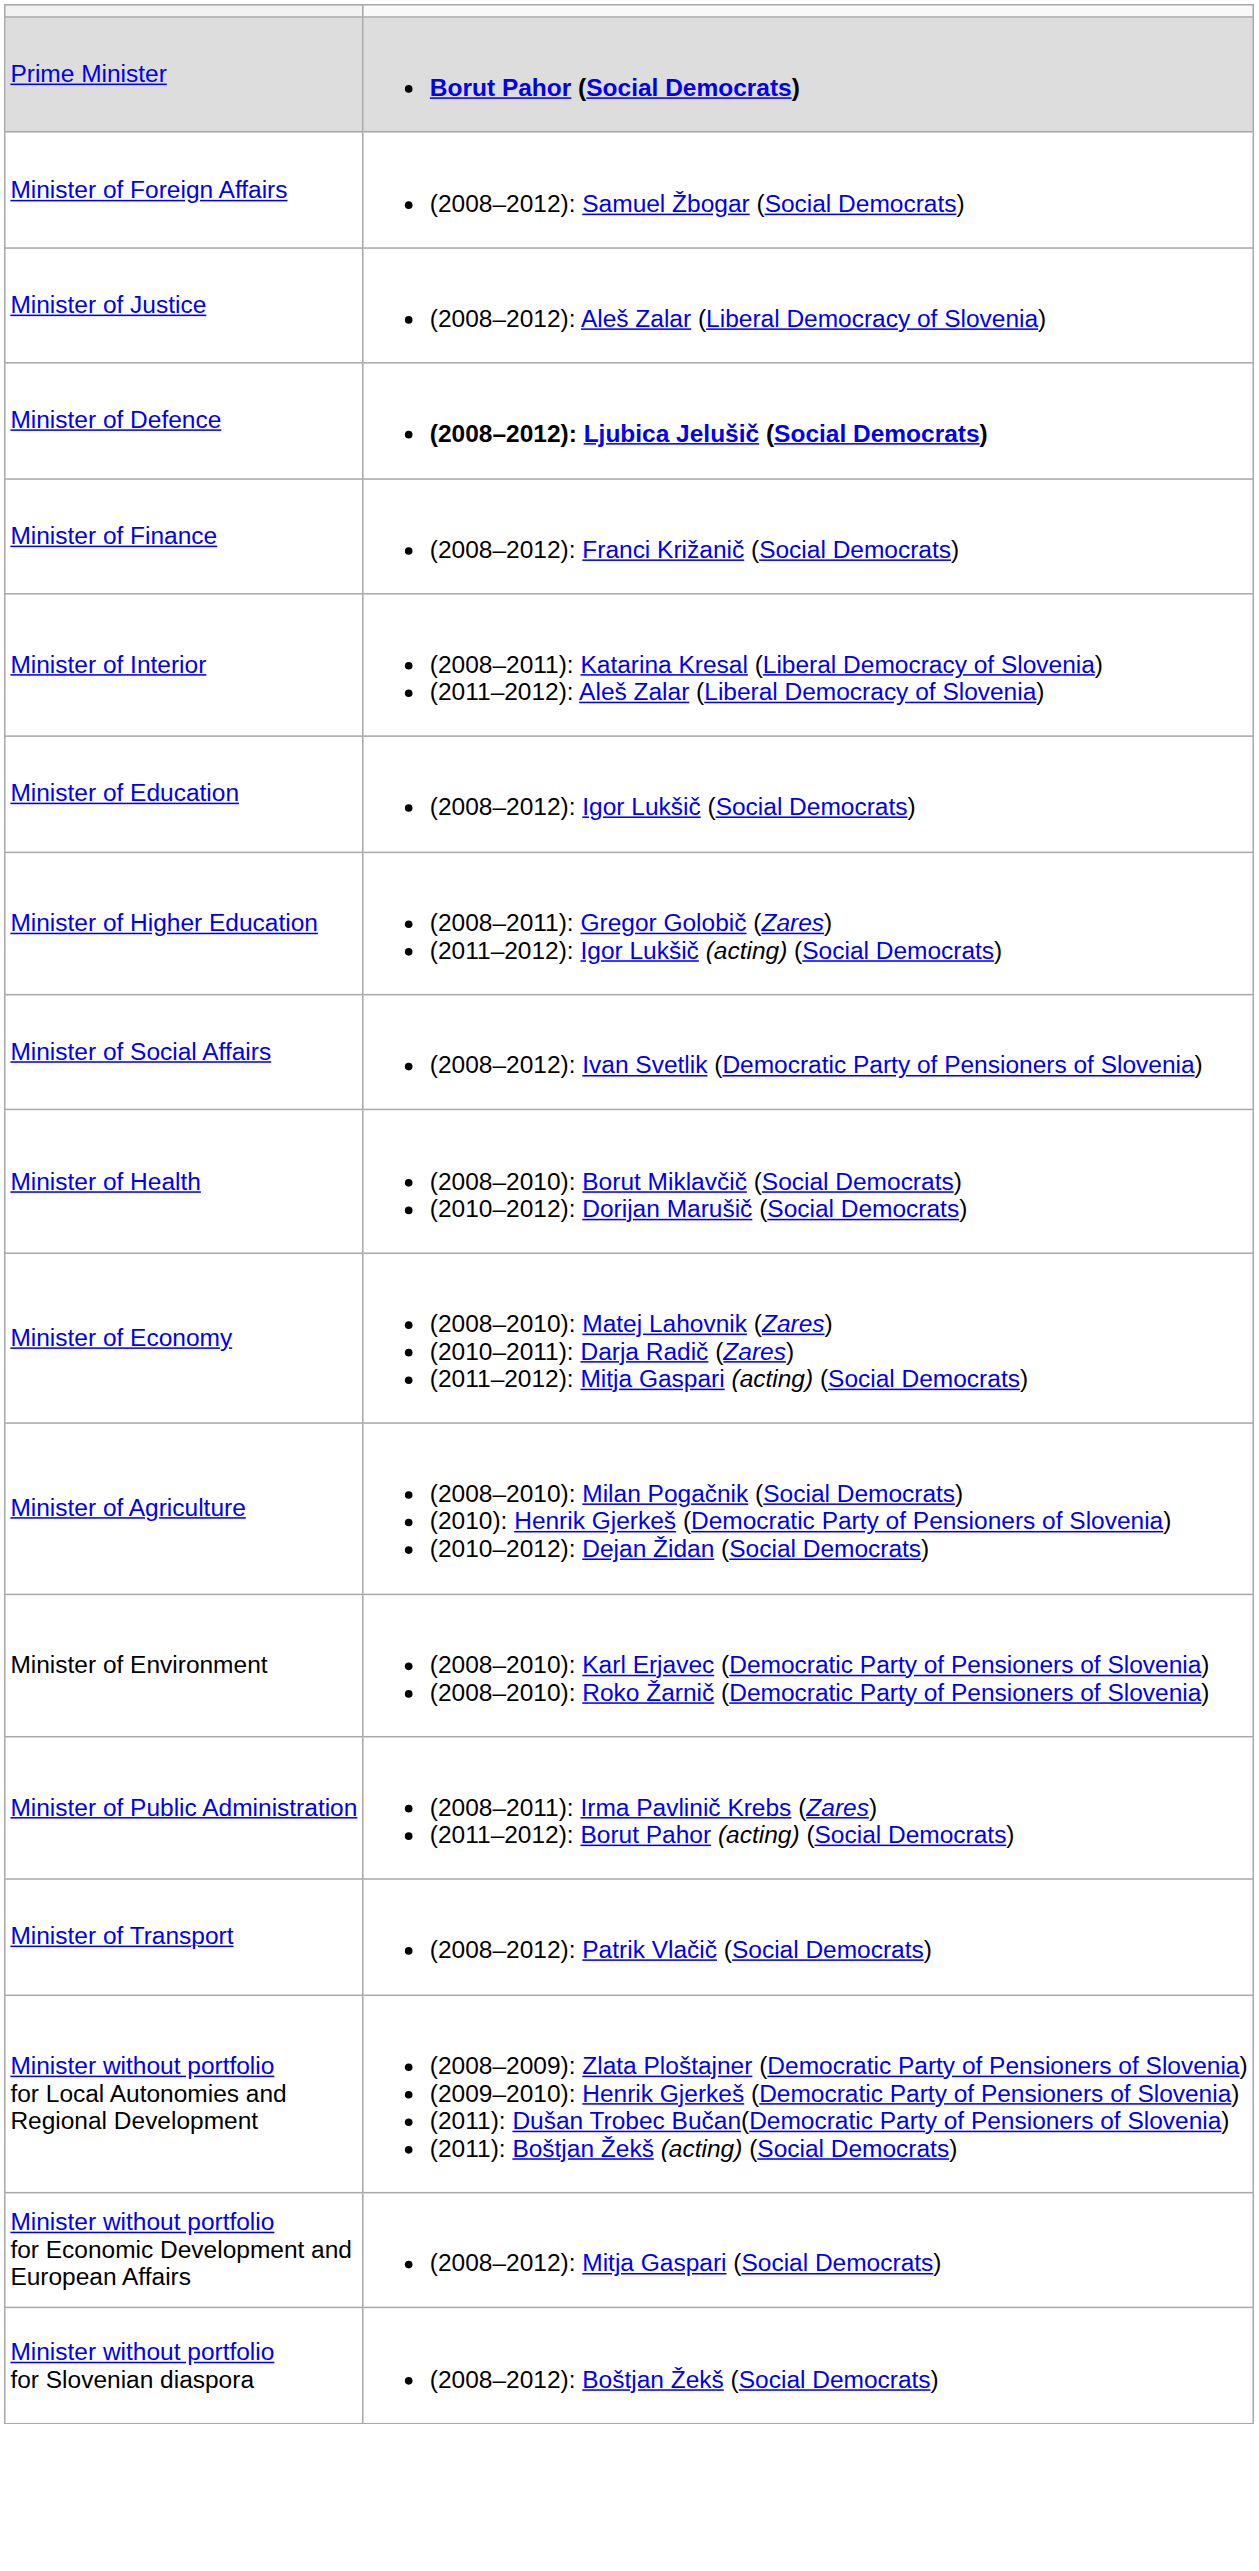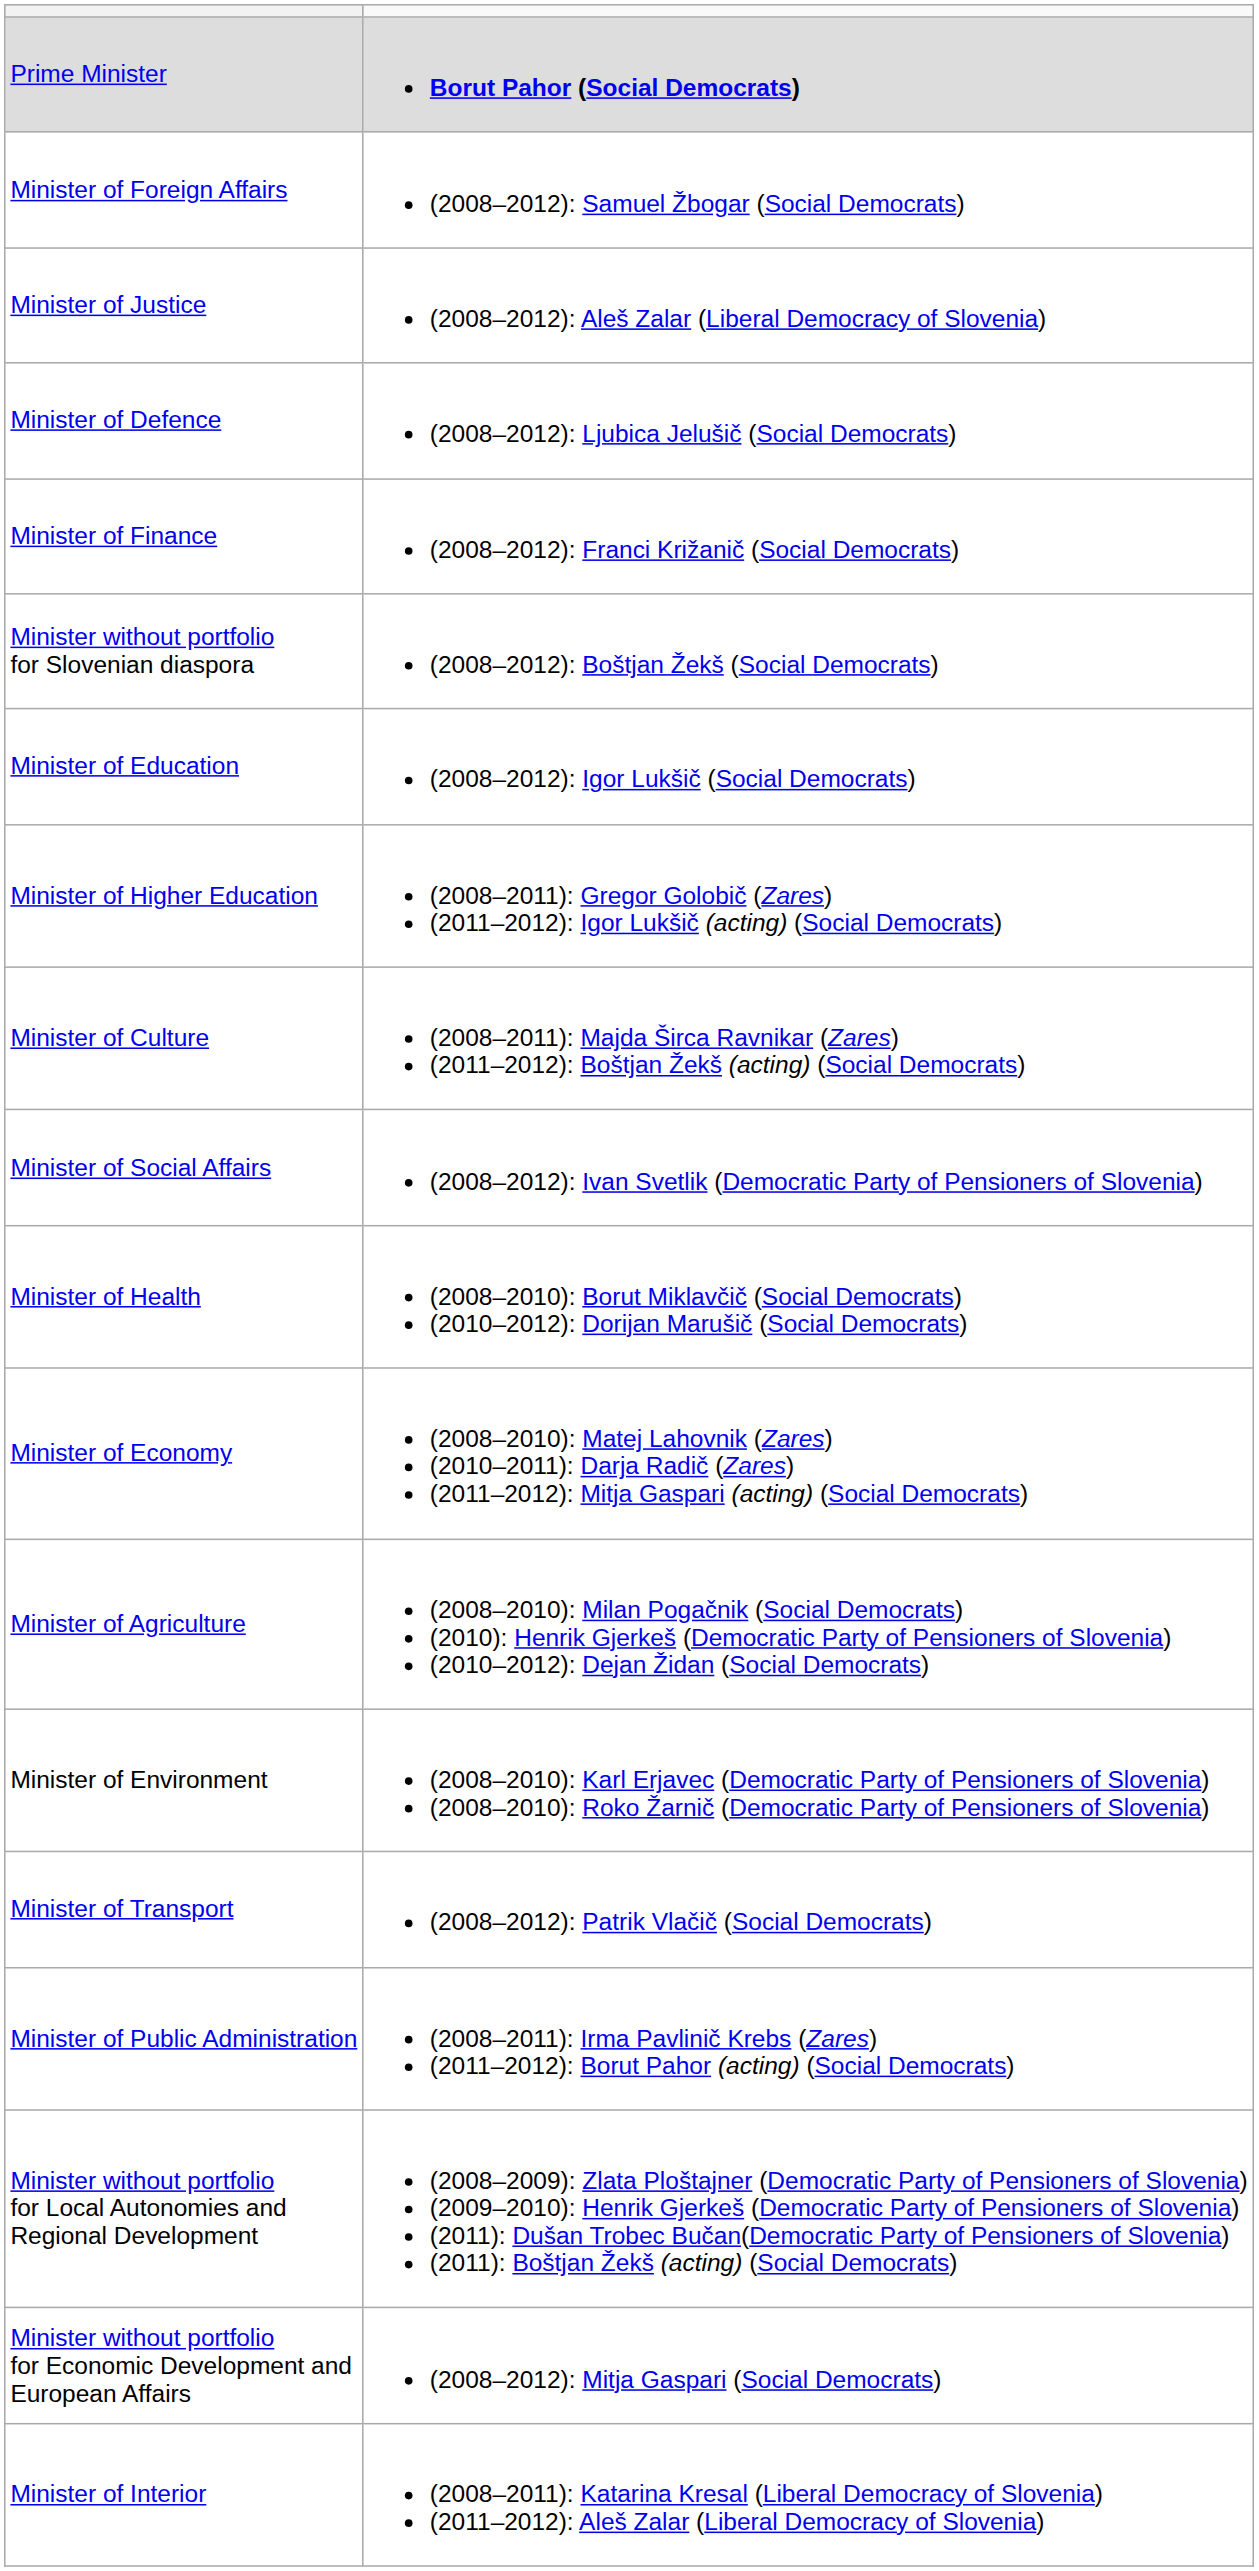(808, 434) bold -> (808, 434) normal
rows swapped: (108, 664) <-> (142, 2365)
+ row: (110, 1038)
rows swapped: (122, 1936) <-> (184, 1807)
